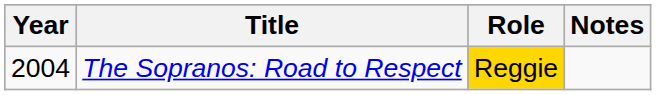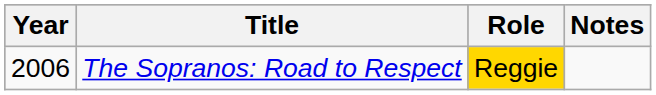(40, 67) 2004 -> (40, 67) 2006
